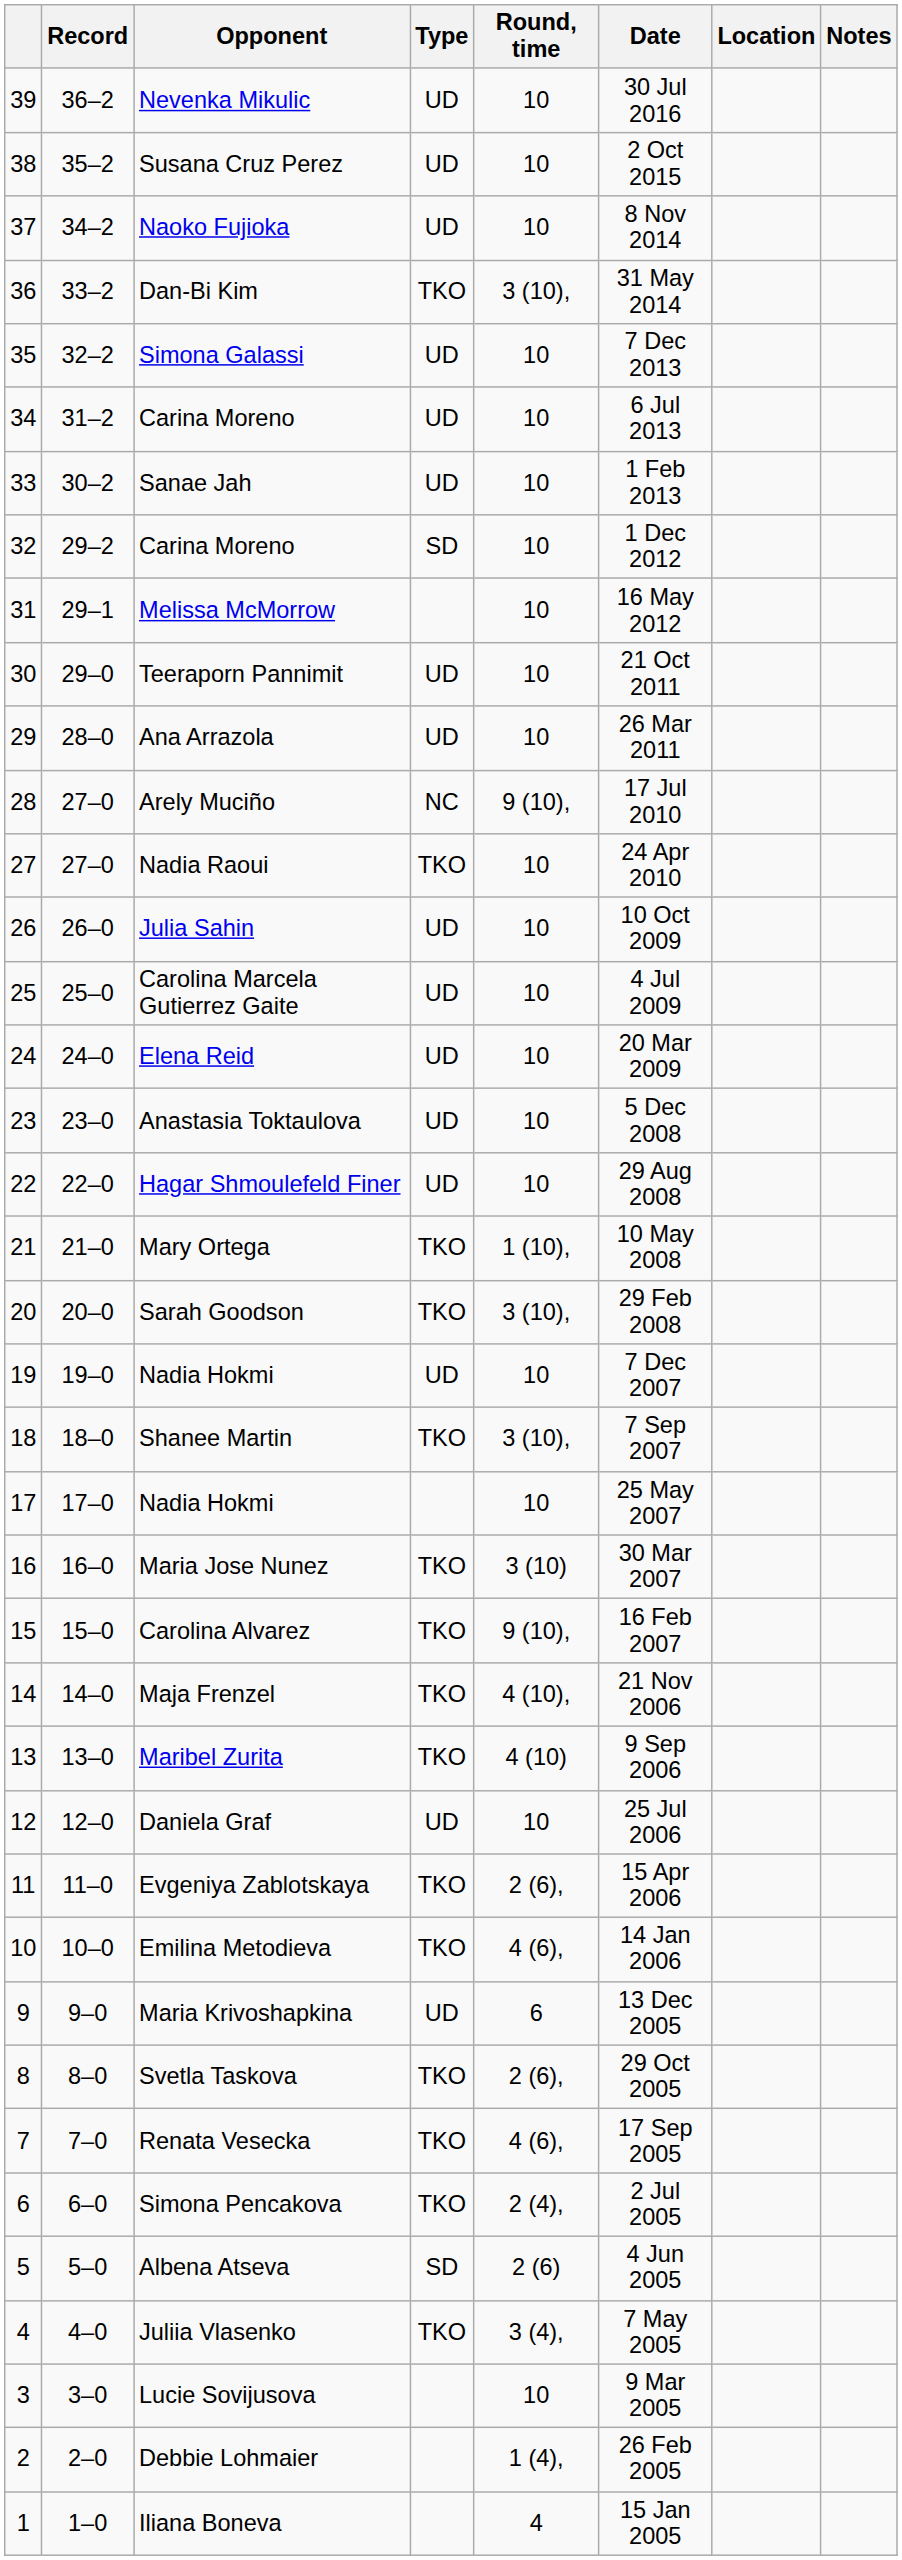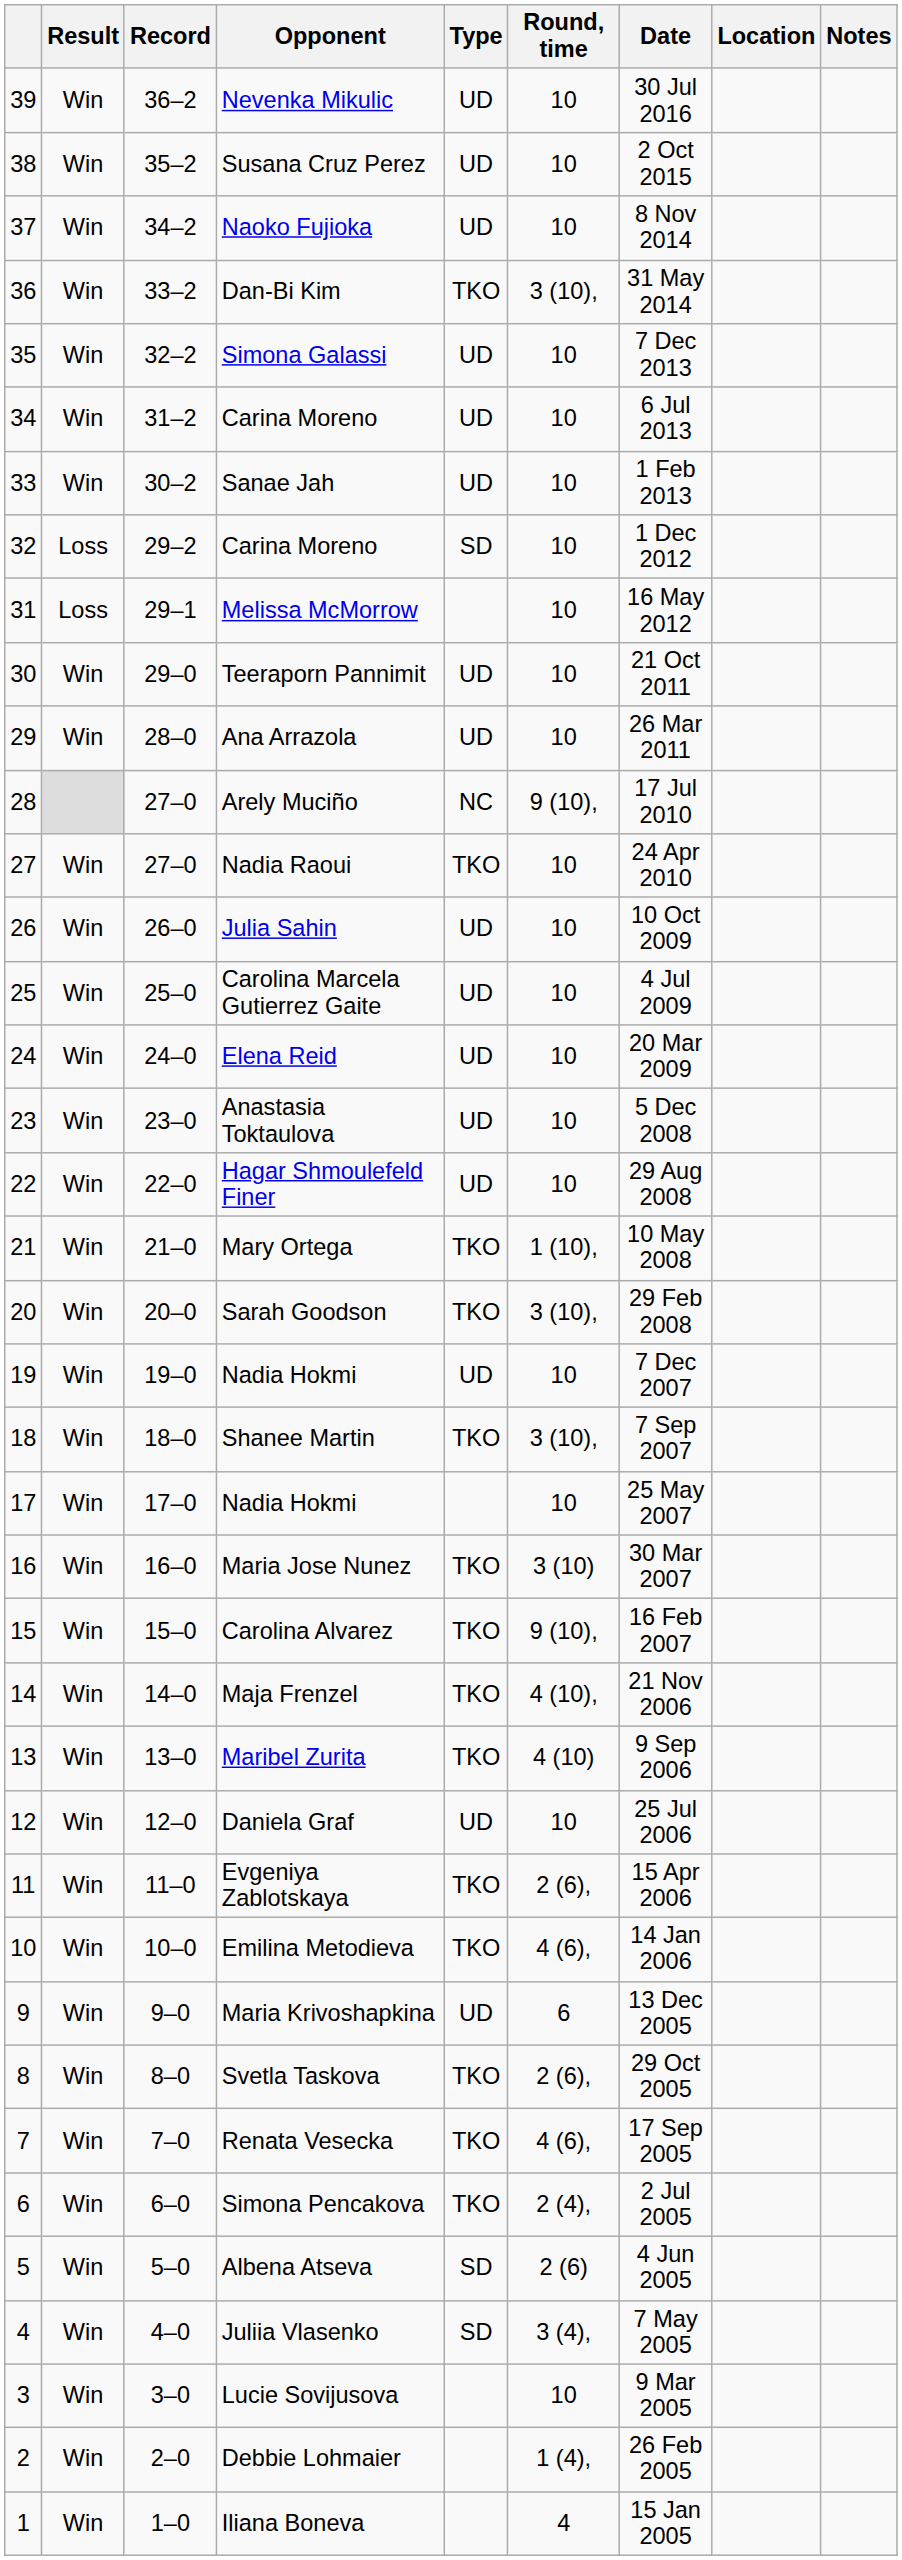+ column: (83, 36)
(442, 2331) TKO -> (476, 2331) SD
